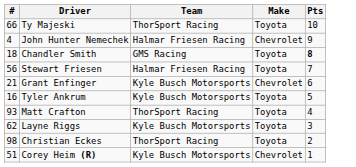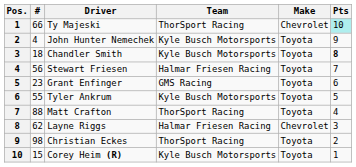+ column: (17, 12)
(271, 26) Toyota -> (305, 26) Chevrolet
(313, 26) no background -> (338, 26) paleturquoise background
(189, 41) Halmar Friesen Racing -> (217, 41) Kyle Busch Motorsports
(279, 41) Chevrolet -> (297, 41) Toyota
(160, 55) GMS Racing -> (217, 55) Kyle Busch Motorsports
(12, 84) 21 -> (38, 84) 23
(192, 84) Kyle Busch Motorsports -> (185, 84) GMS Racing
(279, 84) Chevrolet -> (297, 84) Toyota
(12, 98) 16 -> (38, 98) 55
(12, 112) 93 -> (38, 112) 88
(192, 127) Kyle Busch Motorsports -> (215, 127) Halmar Friesen Racing
(271, 127) Toyota -> (305, 127) Chevrolet
(12, 155) 51 -> (38, 155) 15
(279, 155) Chevrolet -> (297, 155) Toyota
